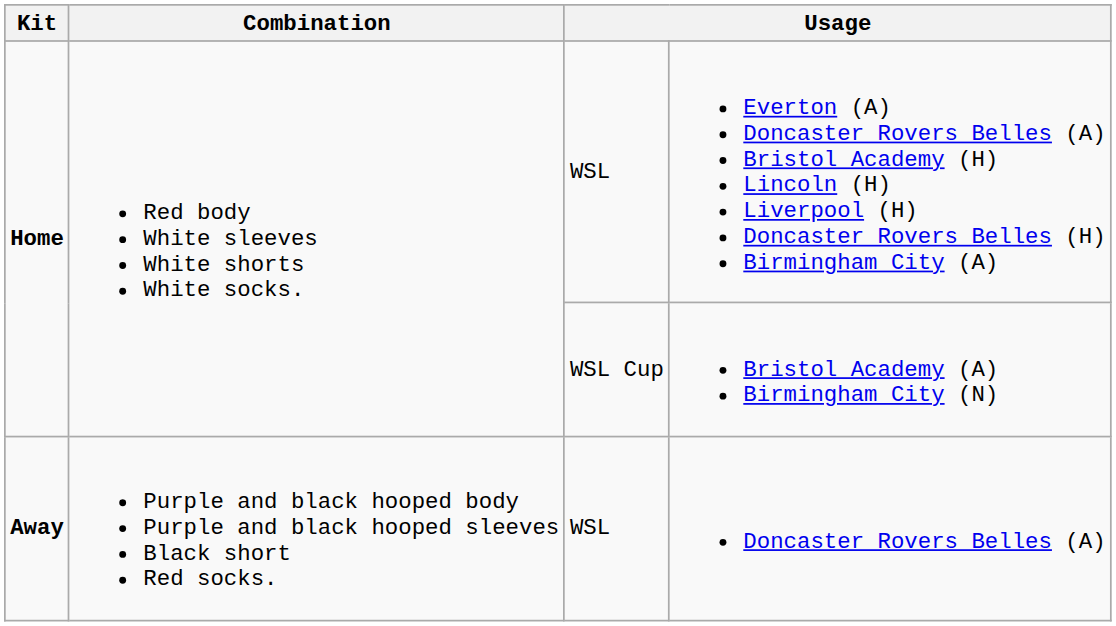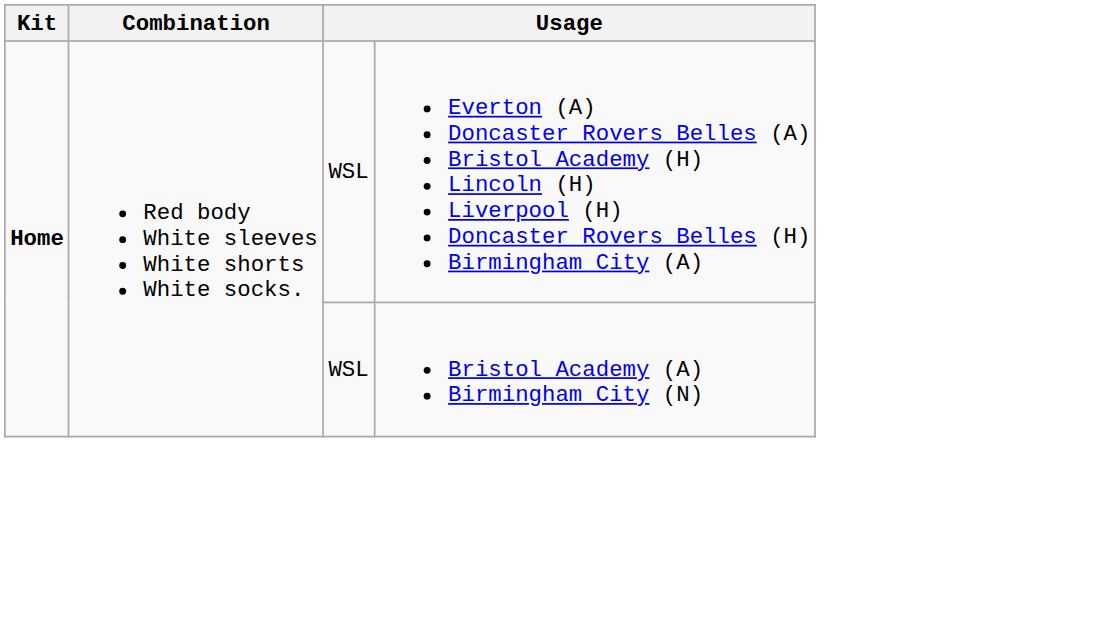(617, 369) WSL Cup -> (349, 369) WSL
- row: (890, 541)
